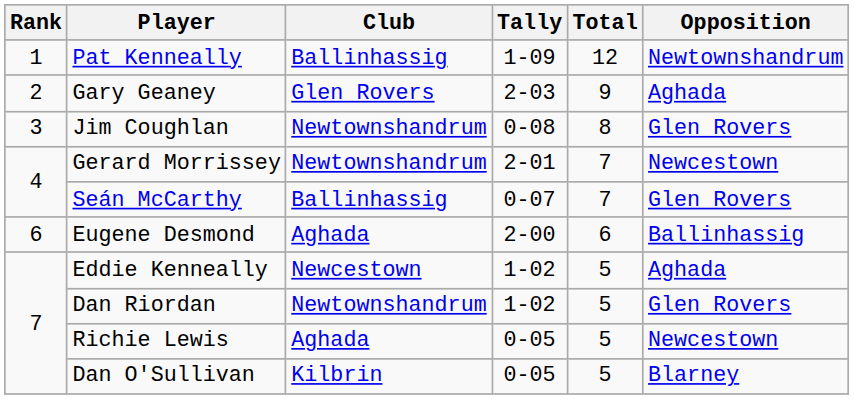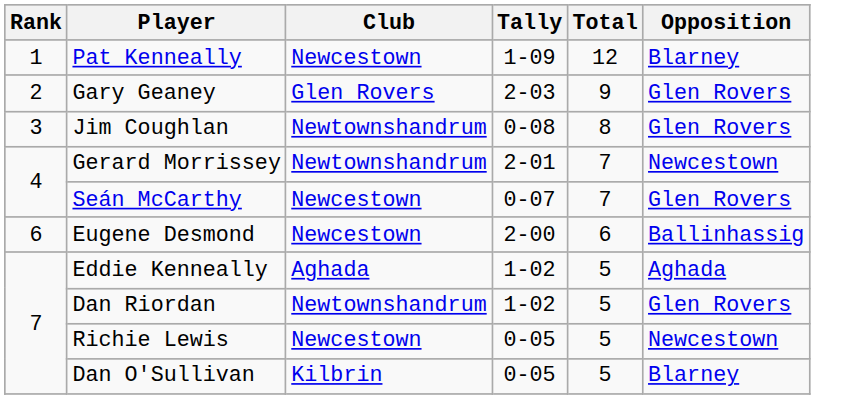(369, 58) Ballinhassig -> (356, 58) Newcestown
(746, 58) Newtownshandrum -> (694, 58) Blarney
(687, 93) Aghada -> (720, 93) Glen Rovers
(369, 199) Ballinhassig -> (356, 199) Newcestown
(330, 235) Aghada -> (356, 235) Newcestown
(356, 270) Newcestown -> (330, 270) Aghada
(330, 341) Aghada -> (356, 341) Newcestown
